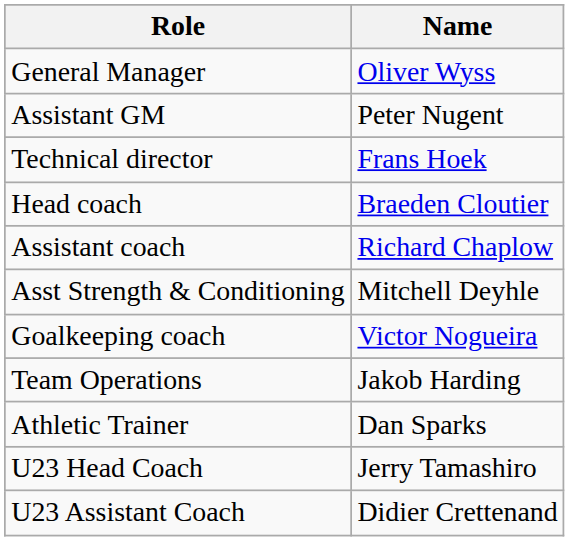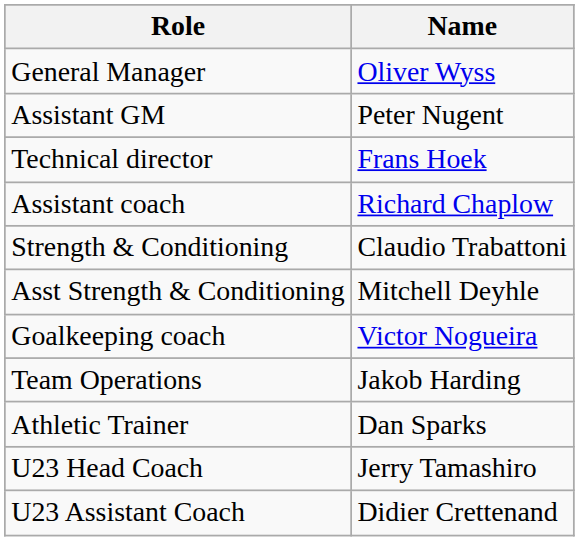- row: (77, 203)
+ row: (150, 247)
